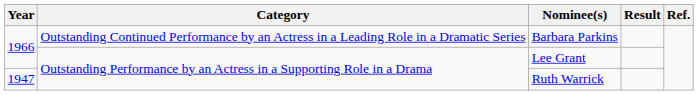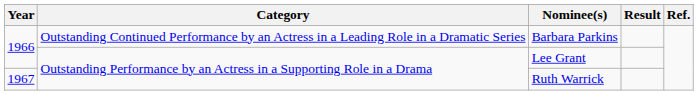(21, 79) 1947 -> (21, 79) 1967
